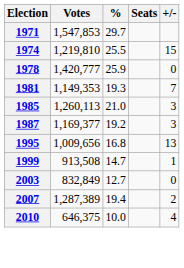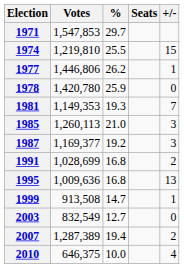+ row: (27, 69)
(77, 69) 1,420,777 -> (77, 87) 1,420,780
+ row: (27, 161)
(77, 143) 1,009,656 -> (77, 180) 1,009,636
(81, 180) 832,849 -> (81, 217) 832,549
